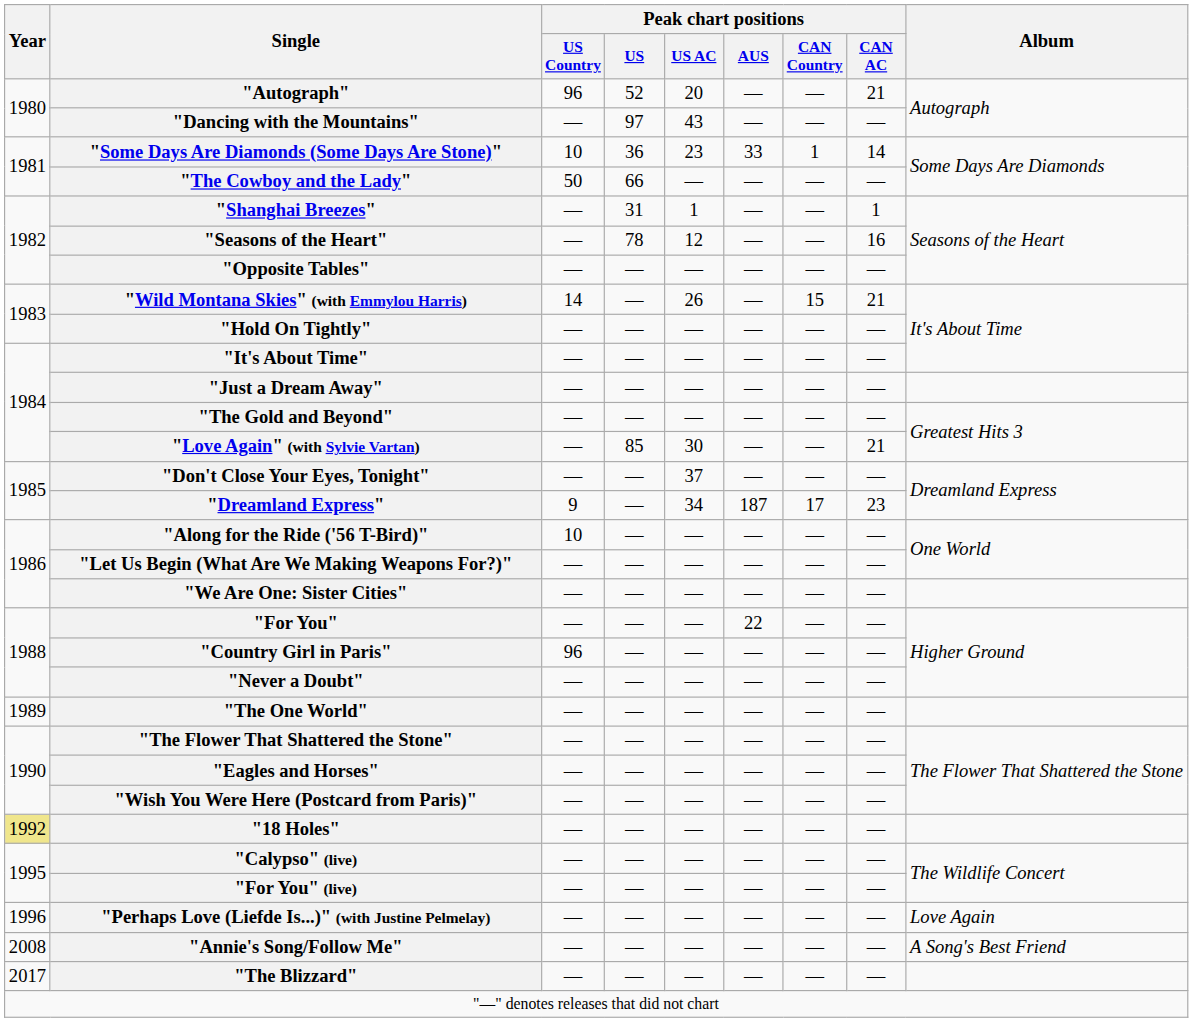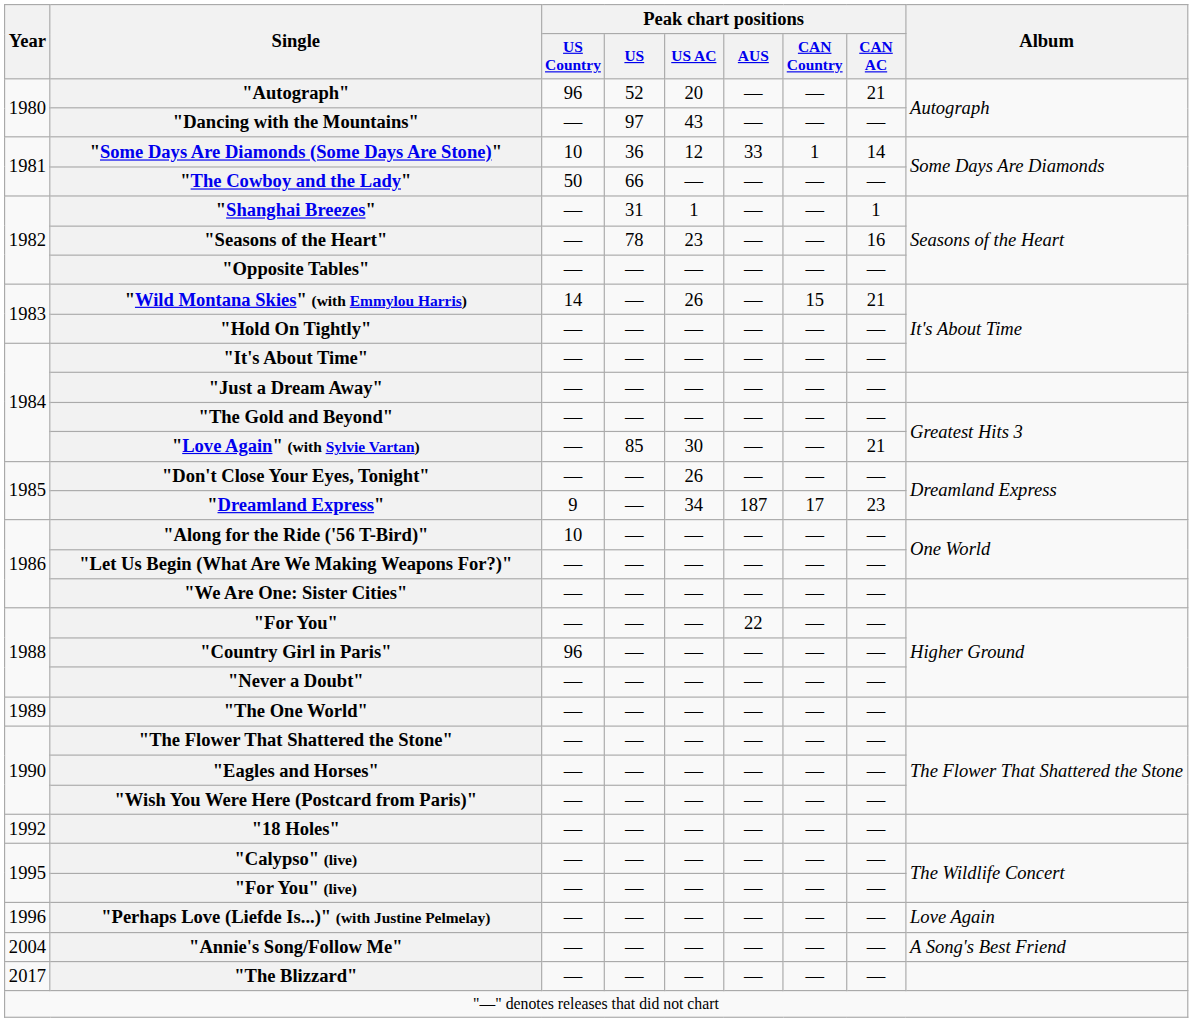(694, 151) 23 -> (694, 151) 12
(694, 240) 12 -> (694, 240) 23
(694, 475) 37 -> (694, 475) 26
(27, 828) khaki background -> (27, 828) no background
(27, 946) 2008 -> (27, 946) 2004
